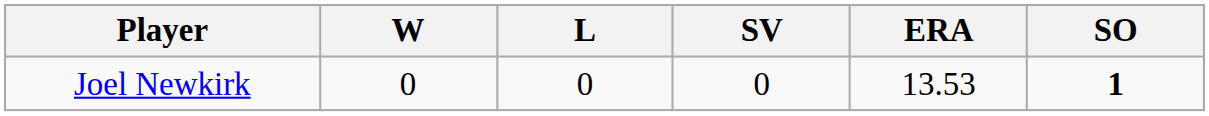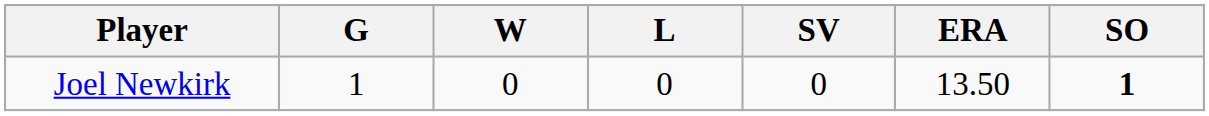+ column: (356, 30)
(939, 82) 13.53 -> (973, 82) 13.50
